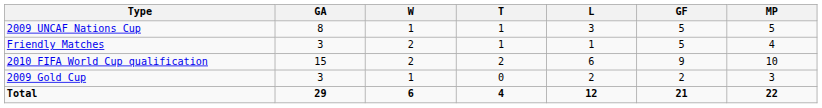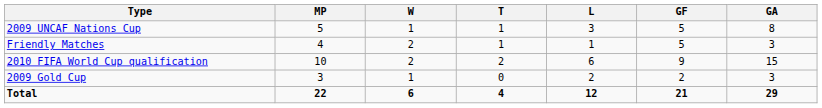columns swapped: (772, 13) <-> (320, 13)
